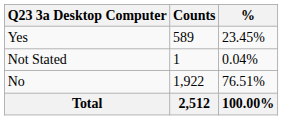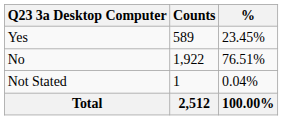rows swapped: (16, 81) <-> (37, 59)
